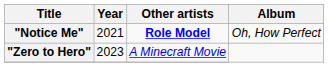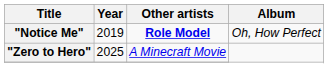(110, 33) 2021 -> (110, 33) 2019
(110, 52) 2023 -> (110, 52) 2025
